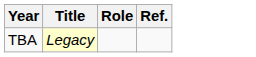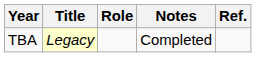+ column: (176, 16)
